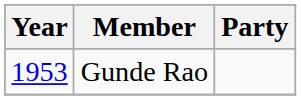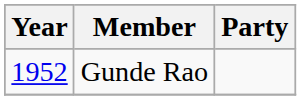(40, 71) 1953 -> (40, 71) 1952
